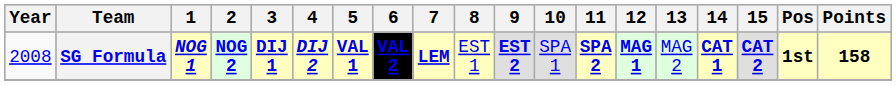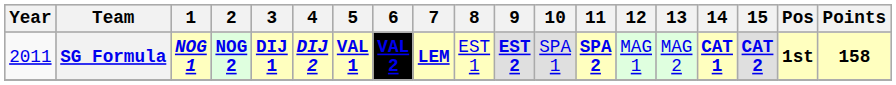(30, 56) 2008 -> (30, 56) 2011
(636, 56) bold -> (636, 56) normal
